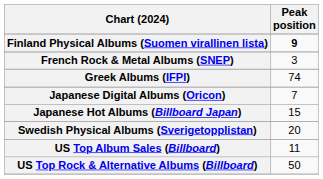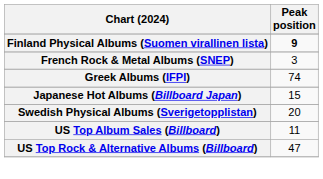- row: (137, 95)
(294, 165) 50 -> (294, 148) 47
